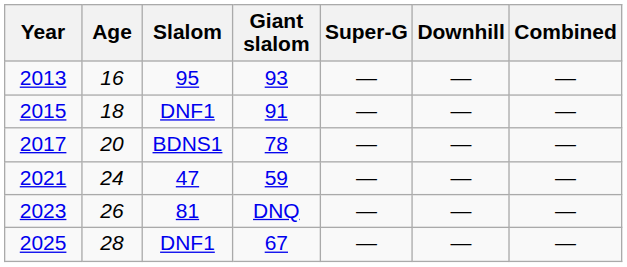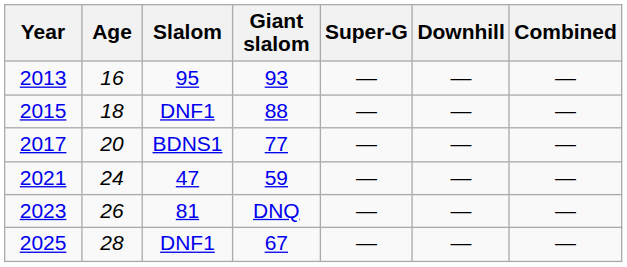(276, 111) 91 -> (276, 111) 88
(276, 144) 78 -> (276, 144) 77
